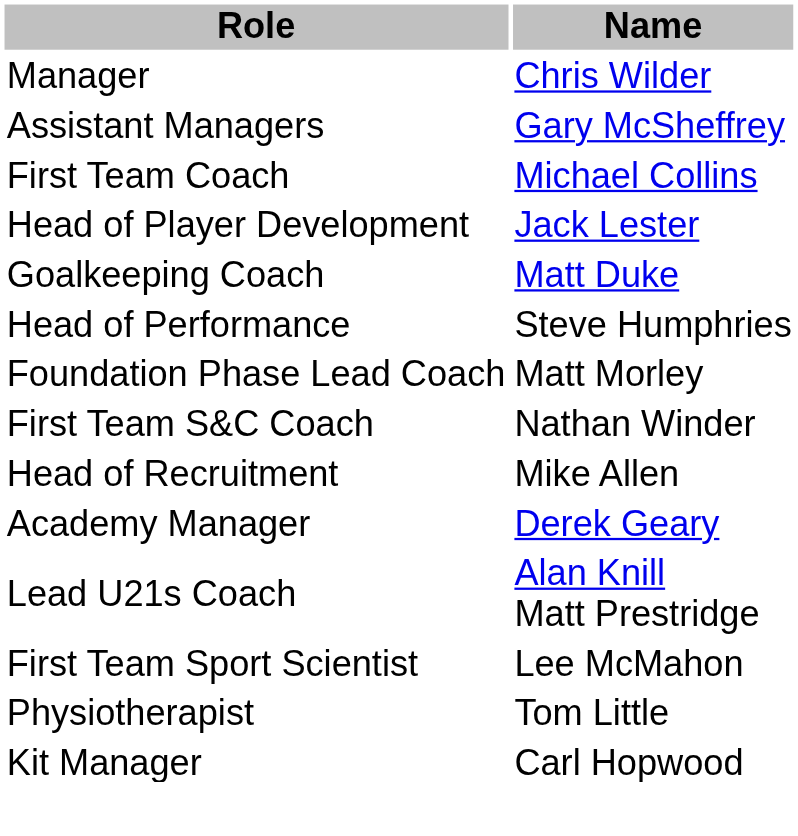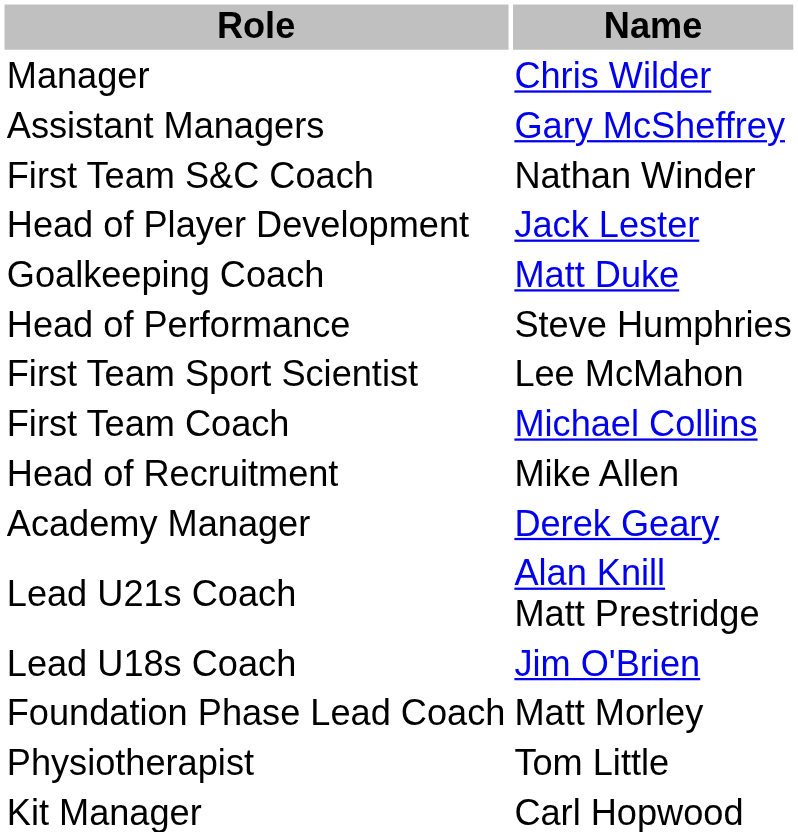rows swapped: (148, 175) <-> (190, 424)
rows swapped: (212, 663) <-> (256, 374)
+ row: (152, 663)
